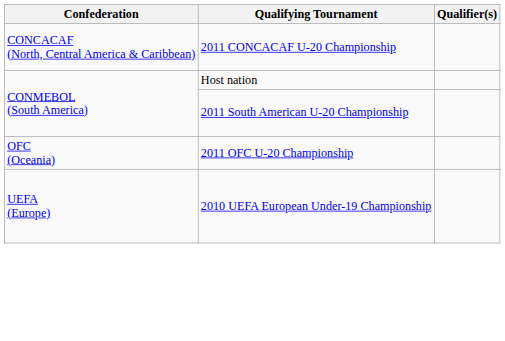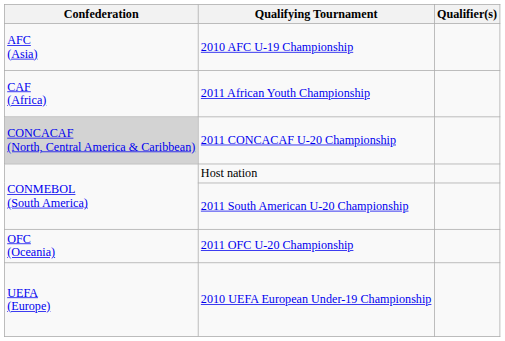+ row: (277, 47)
+ row: (285, 93)
(101, 47) no background -> (101, 140) lightgrey background
